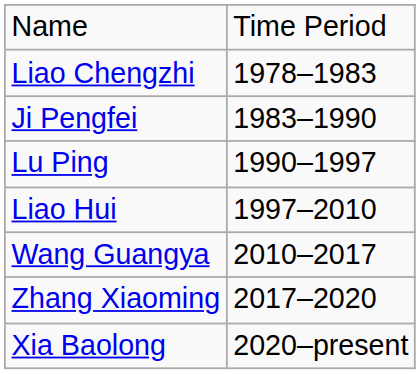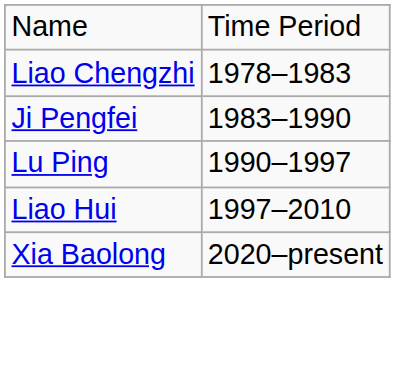- row: (110, 254)
- row: (116, 299)
